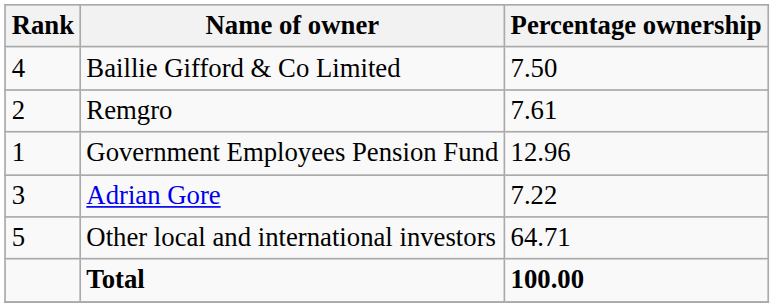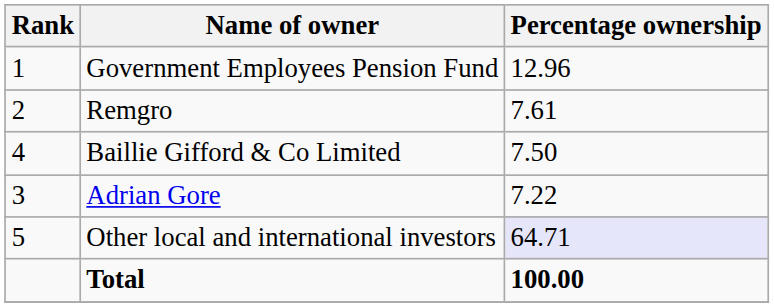rows swapped: (292, 152) <-> (243, 68)
(541, 237) no background -> (541, 237) lavender background
